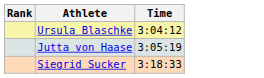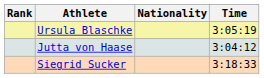+ column: (172, 13)
(160, 30) 3:04:12 -> (234, 30) 3:05:19
(160, 47) 3:05:19 -> (234, 47) 3:04:12
